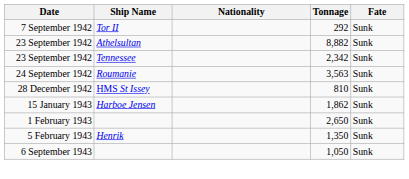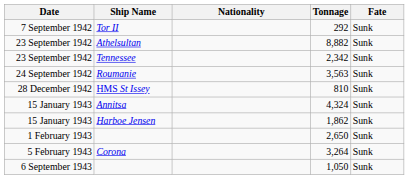+ row: (111, 105)
+ row: (111, 151)
- row: (110, 136)
